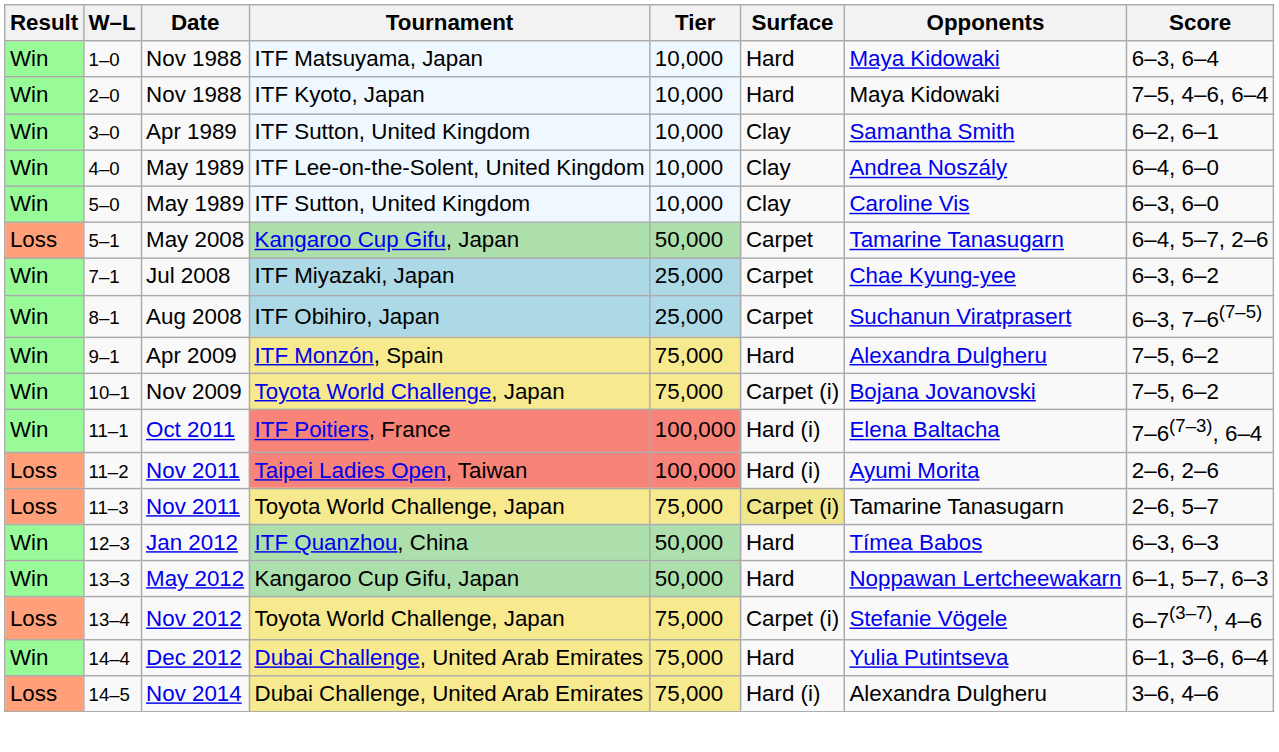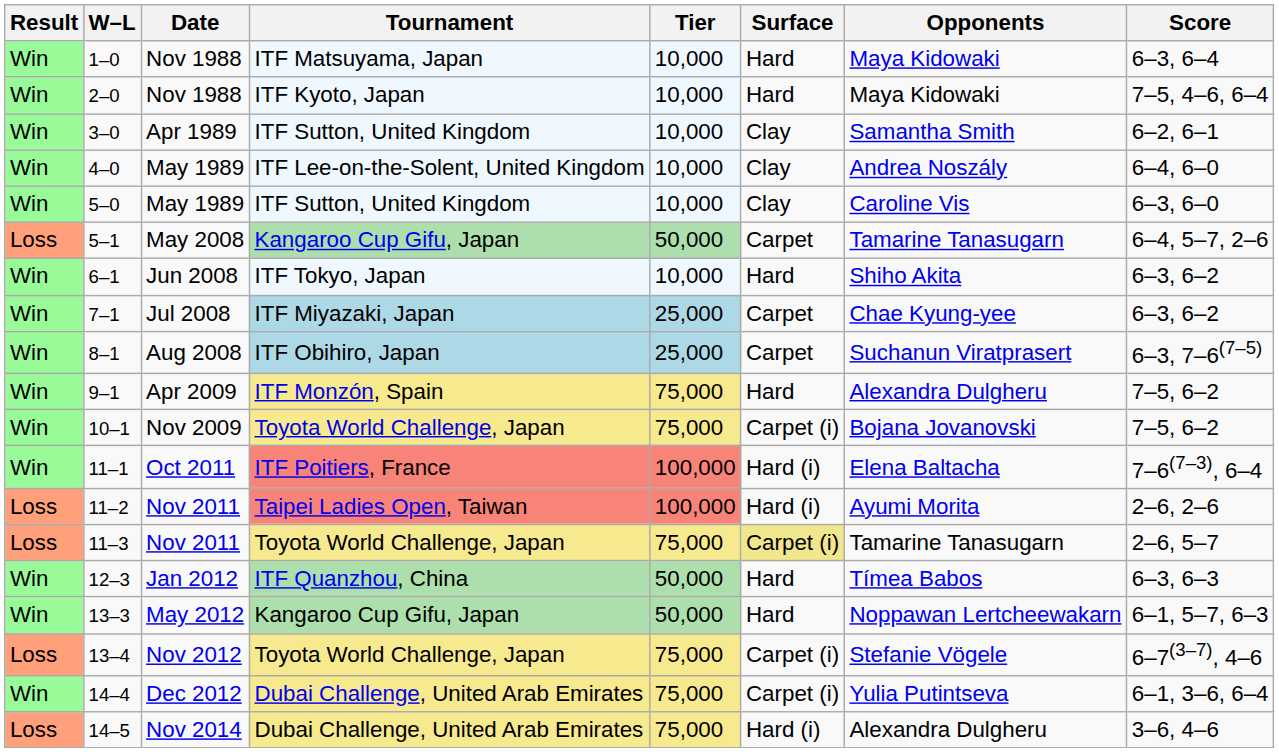+ row: (104, 277)
(770, 656) Hard -> (793, 693) Carpet (i)
